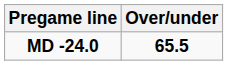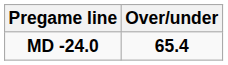(172, 45) 65.5 -> (172, 45) 65.4
